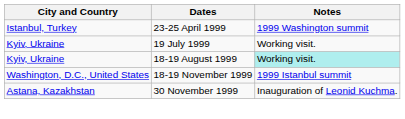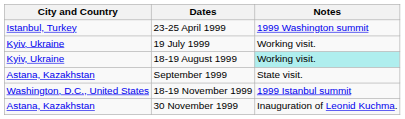+ row: (190, 75)
